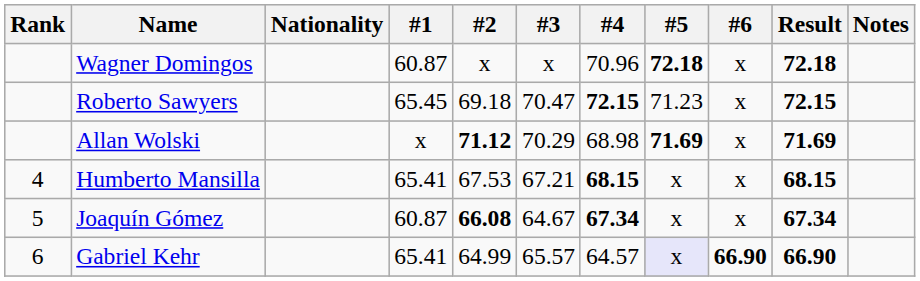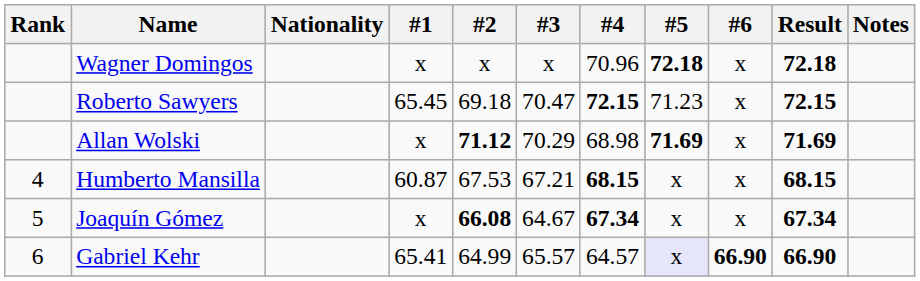(421, 62) 60.87 -> (421, 62) x
(421, 179) 65.41 -> (421, 179) 60.87
(421, 218) 60.87 -> (421, 218) x
